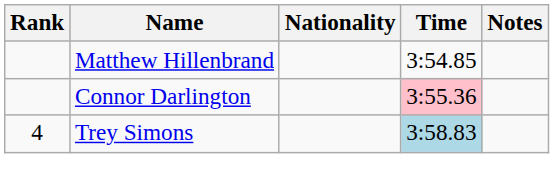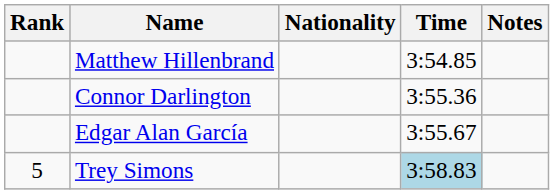(441, 96) pink background -> (441, 96) no background
+ row: (161, 133)
(37, 133) 4 -> (37, 170) 5
